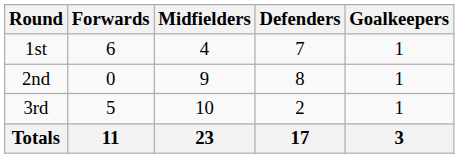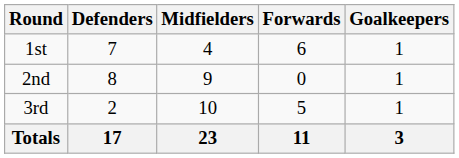columns swapped: (111, 19) <-> (300, 19)
